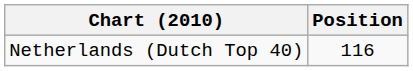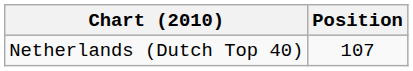(358, 51) 116 -> (358, 51) 107
